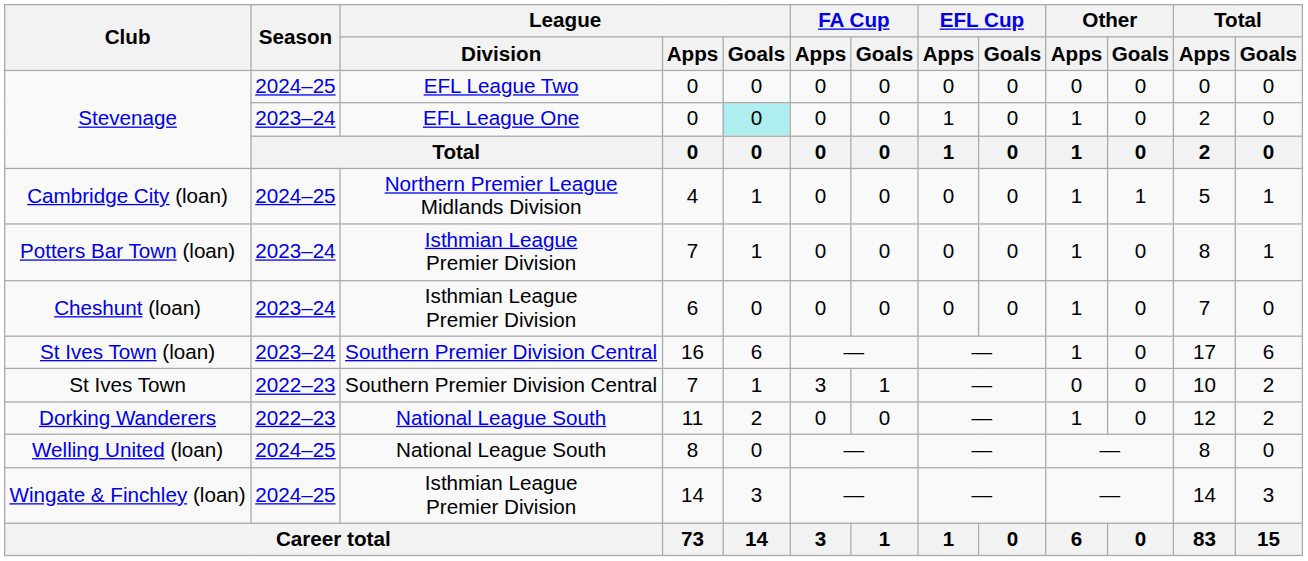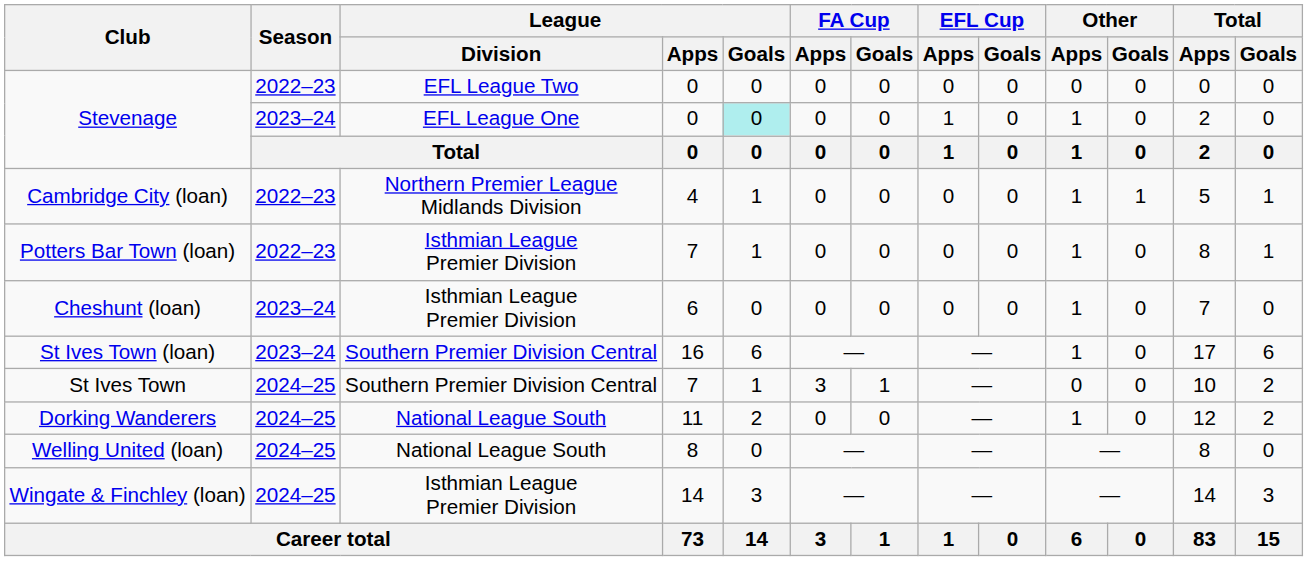(295, 86) 2024–25 -> (295, 86) 2022–23
(295, 196) 2024–25 -> (295, 196) 2022–23
(295, 252) 2023–24 -> (295, 252) 2022–23
(295, 385) 2022–23 -> (295, 385) 2024–25
(295, 417) 2022–23 -> (295, 417) 2024–25
